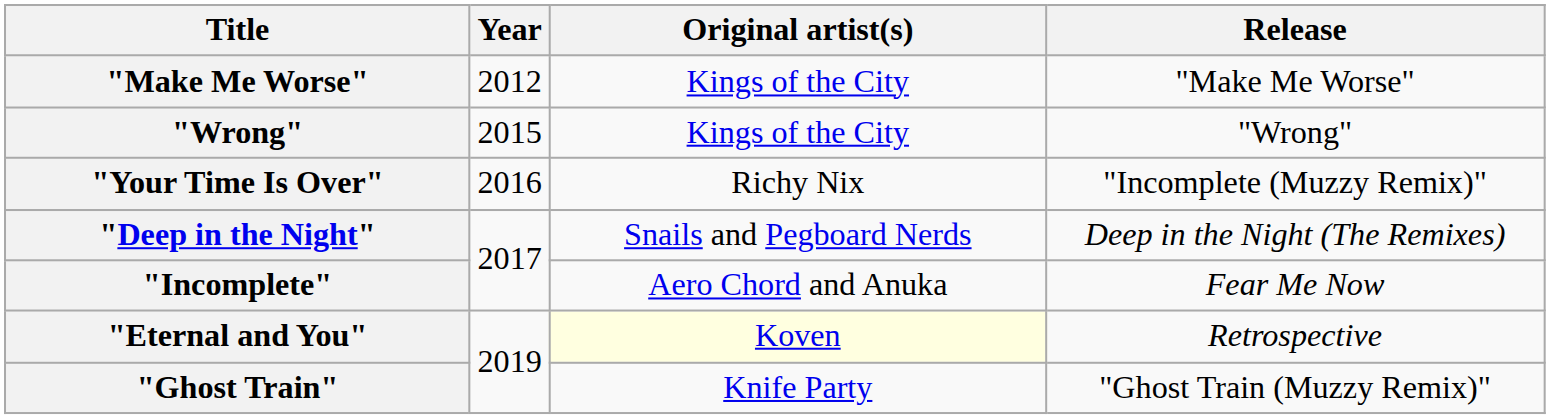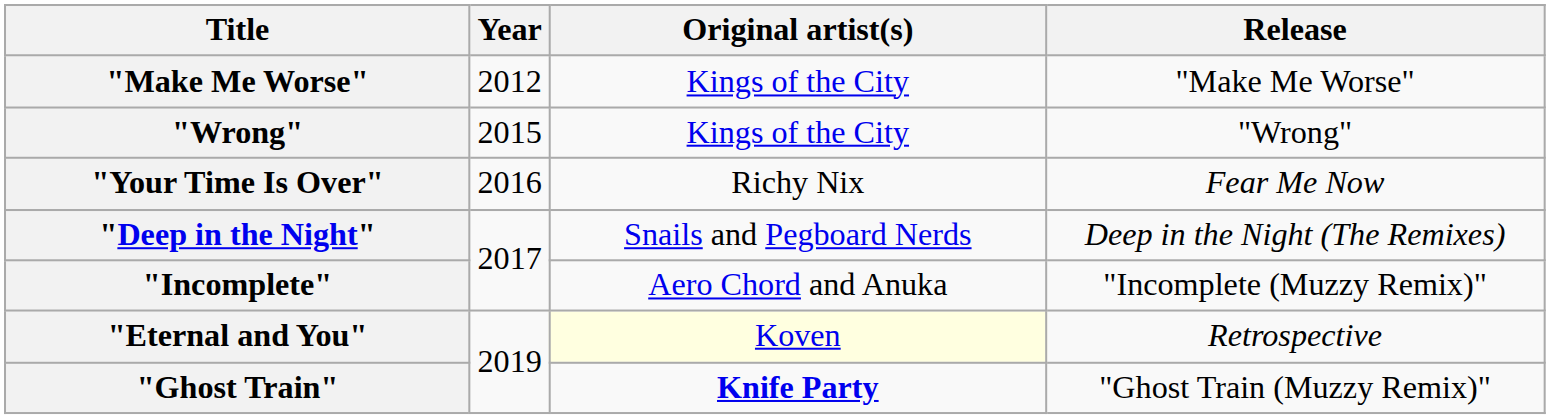(1295, 183) "Incomplete (Muzzy Remix)" -> (1295, 183) Fear Me Now
(1295, 285) Fear Me Now -> (1295, 285) "Incomplete (Muzzy Remix)"
(798, 387) normal -> (798, 387) bold
